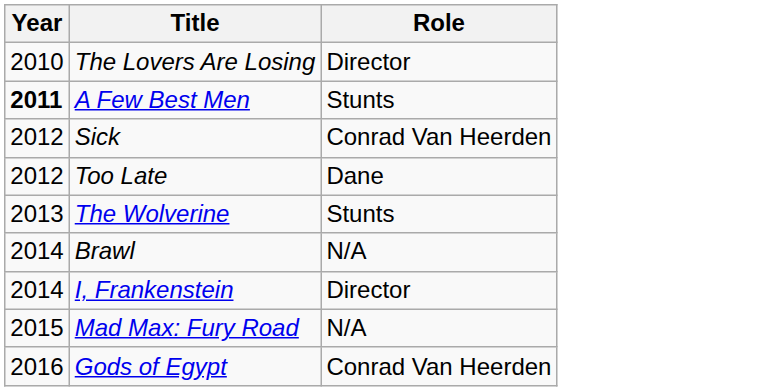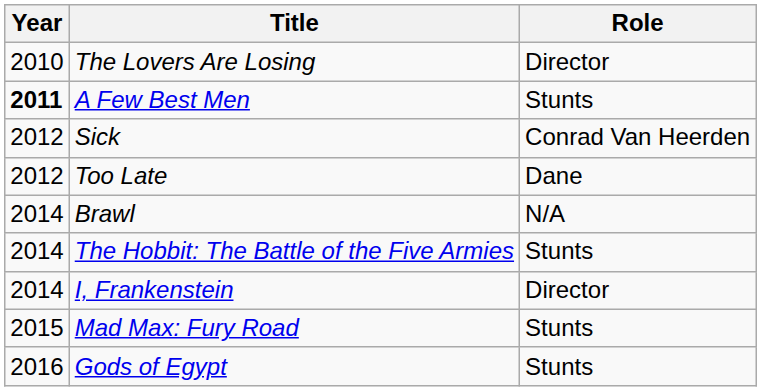- row: (152, 213)
+ row: (294, 251)
(346, 328) N/A -> (559, 328) Stunts
(439, 366) Conrad Van Heerden -> (559, 366) Stunts
